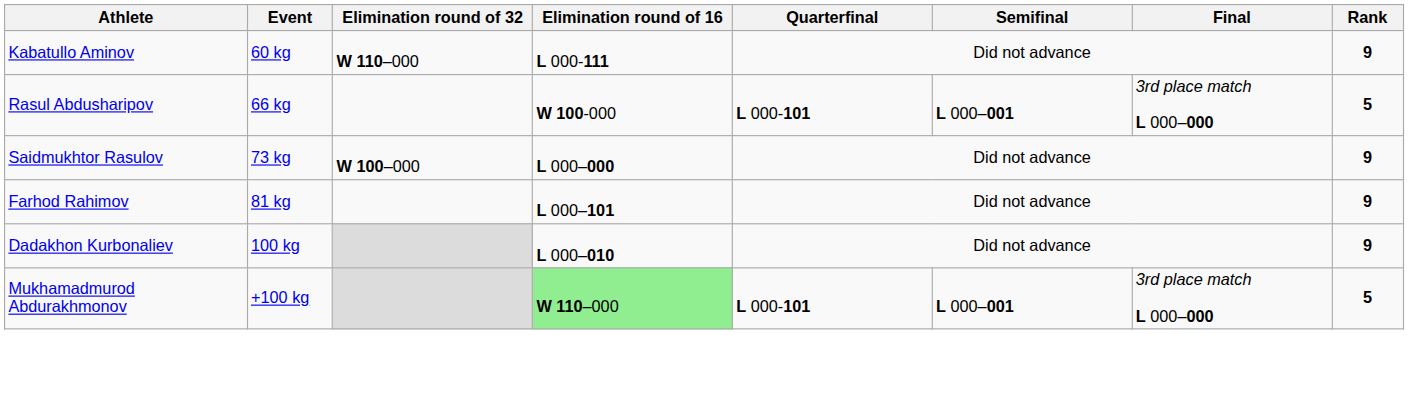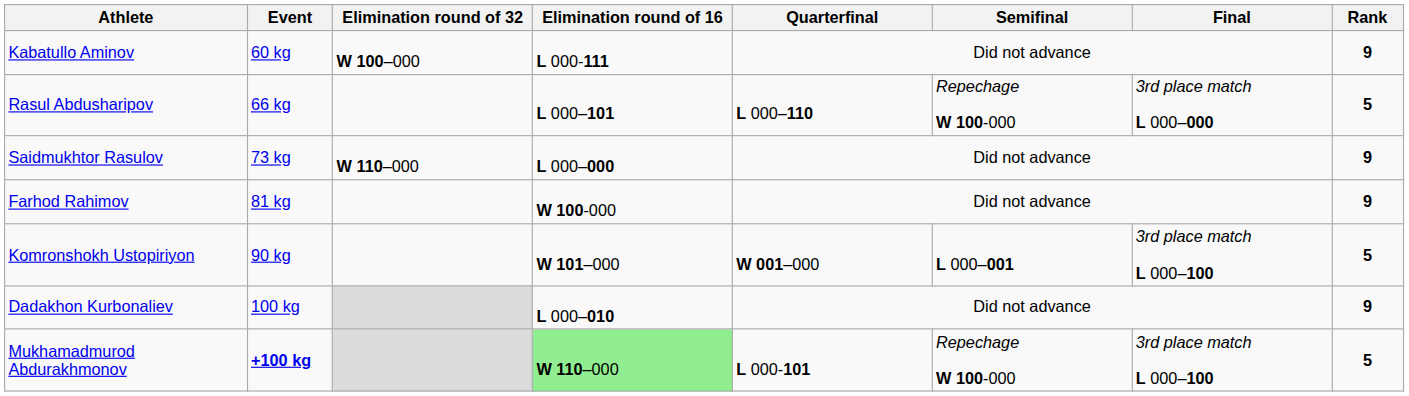(378, 62) W 110–000 -> (378, 62) W 100–000
(576, 114) W 100-000 -> (575, 114) L 000–101
(773, 114) L 000-101 -> (775, 114) L 000–110
(975, 114) L 000–001 -> (978, 105) Repechage W 100-000
(378, 167) W 100–000 -> (378, 167) W 110–000
(575, 211) L 000–101 -> (576, 211) W 100-000
+ row: (101, 255)
(280, 299) normal -> (281, 360) bold
(975, 308) L 000–001 -> (978, 360) Repechage W 100-000
(1194, 299) 3rd place match L 000–000 -> (1194, 360) 3rd place match L 000–100
